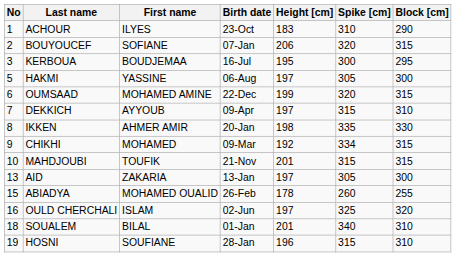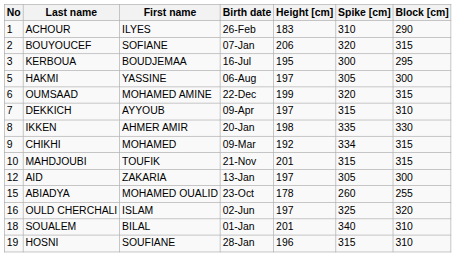(238, 29) 23-Oct -> (239, 29) 26-Feb
(13, 177) 13 -> (13, 177) 12
(239, 194) 26-Feb -> (238, 194) 23-Oct
